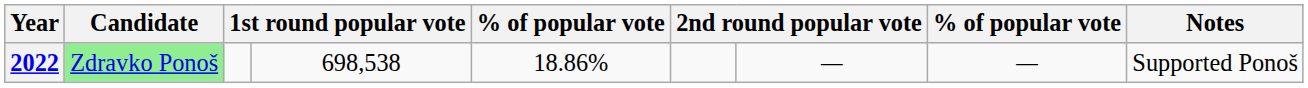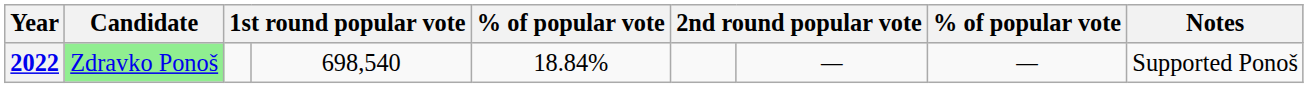(361, 62) 698,538 -> (361, 62) 698,540
(571, 62) 18.86% -> (571, 62) 18.84%
